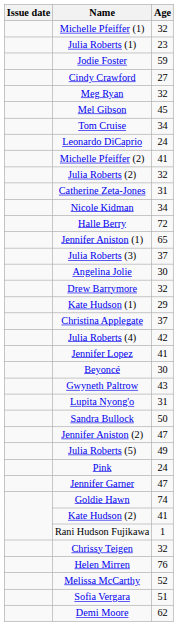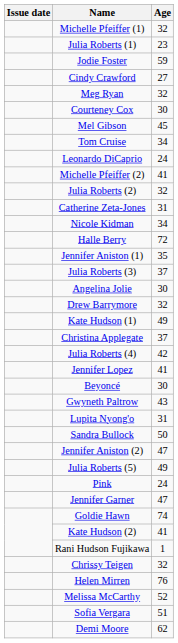+ row: (102, 110)
(163, 239) 65 -> (163, 256) 35
(163, 304) 29 -> (163, 321) 49
